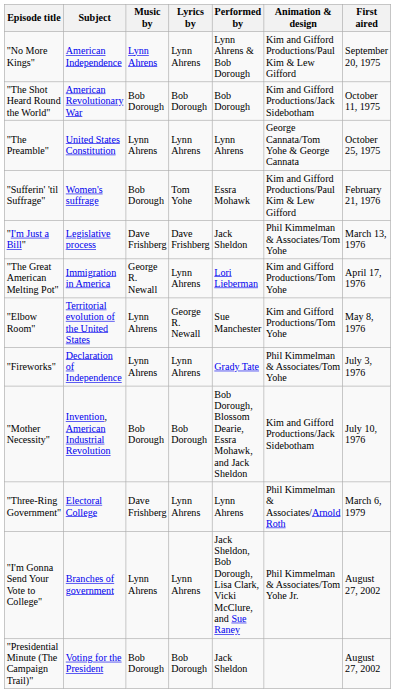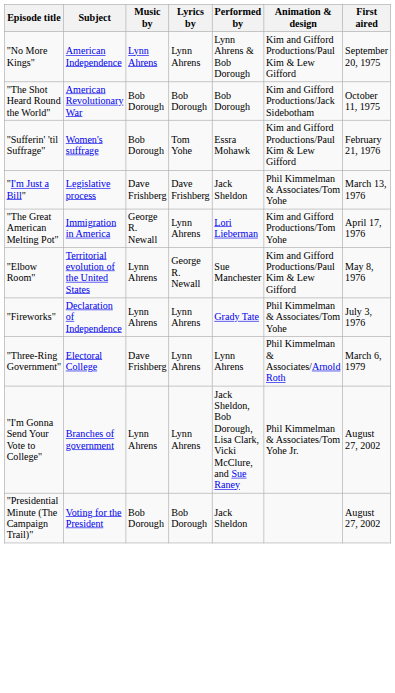- row: (28, 145)
(301, 322) Kim and Gifford Productions/Tom Yohe -> (300, 272) Kim and Gifford Productions/Paul Kim & Lew Gifford
- row: (28, 434)
